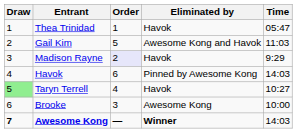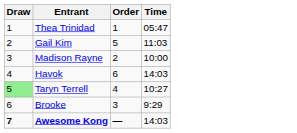- column: (202, 12)
(115, 58) lavender background -> (115, 58) no background
(275, 58) 9:29 -> (156, 58) 10:00
(278, 105) 10:00 -> (153, 105) 9:29
